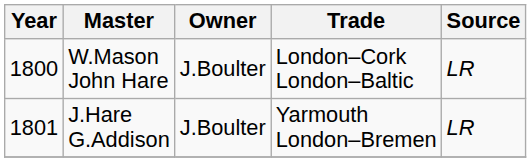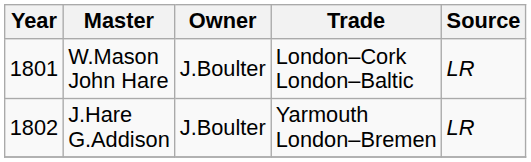(34, 68) 1800 -> (34, 68) 1801
(34, 127) 1801 -> (34, 127) 1802
